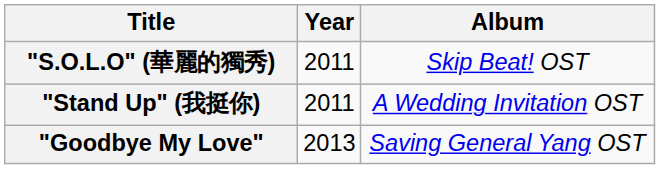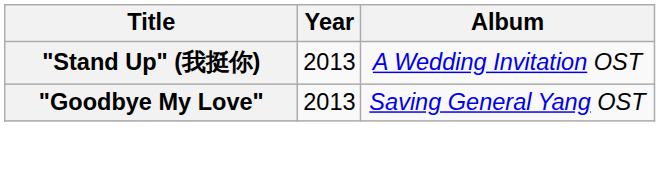- row: (151, 61)
(329, 104) 2011 -> (329, 62) 2013
